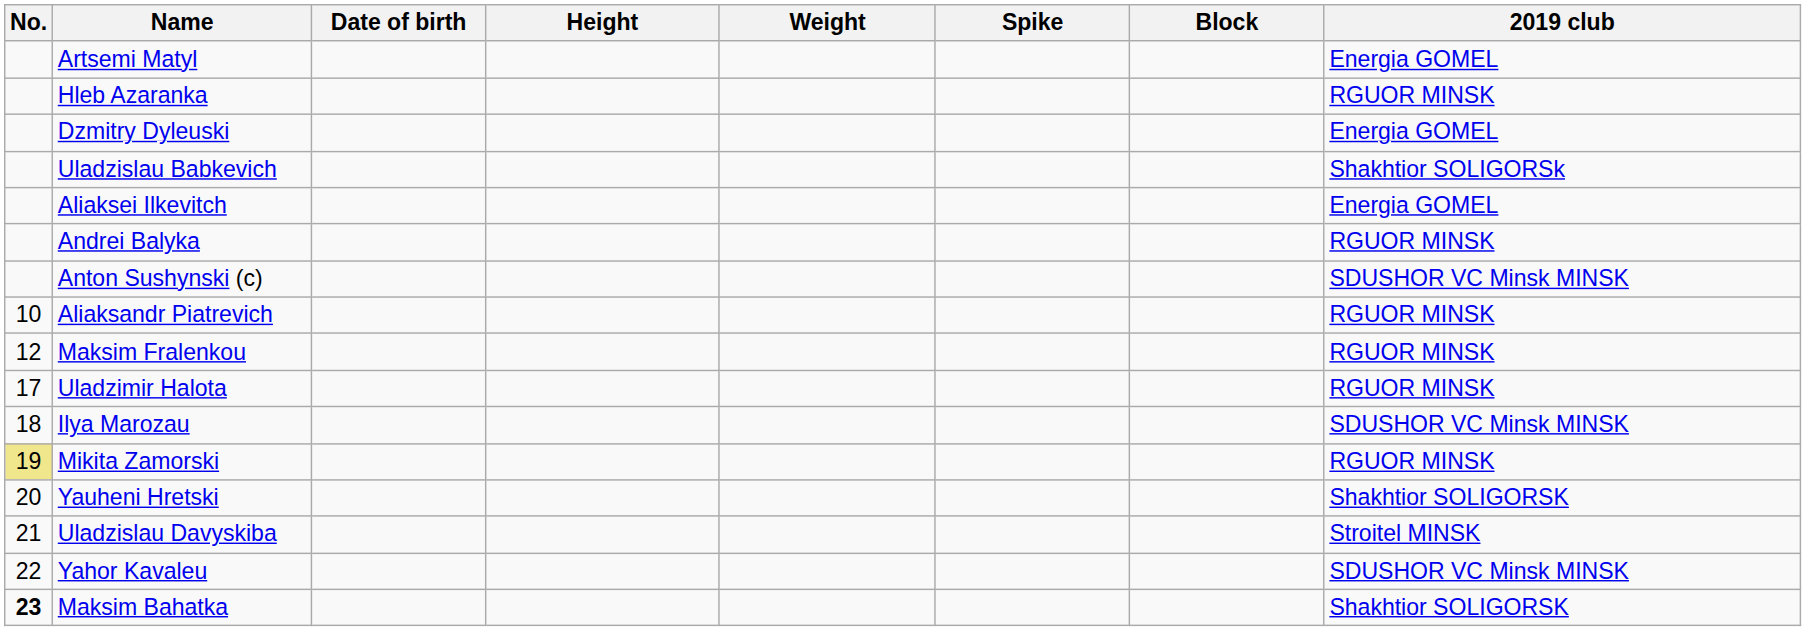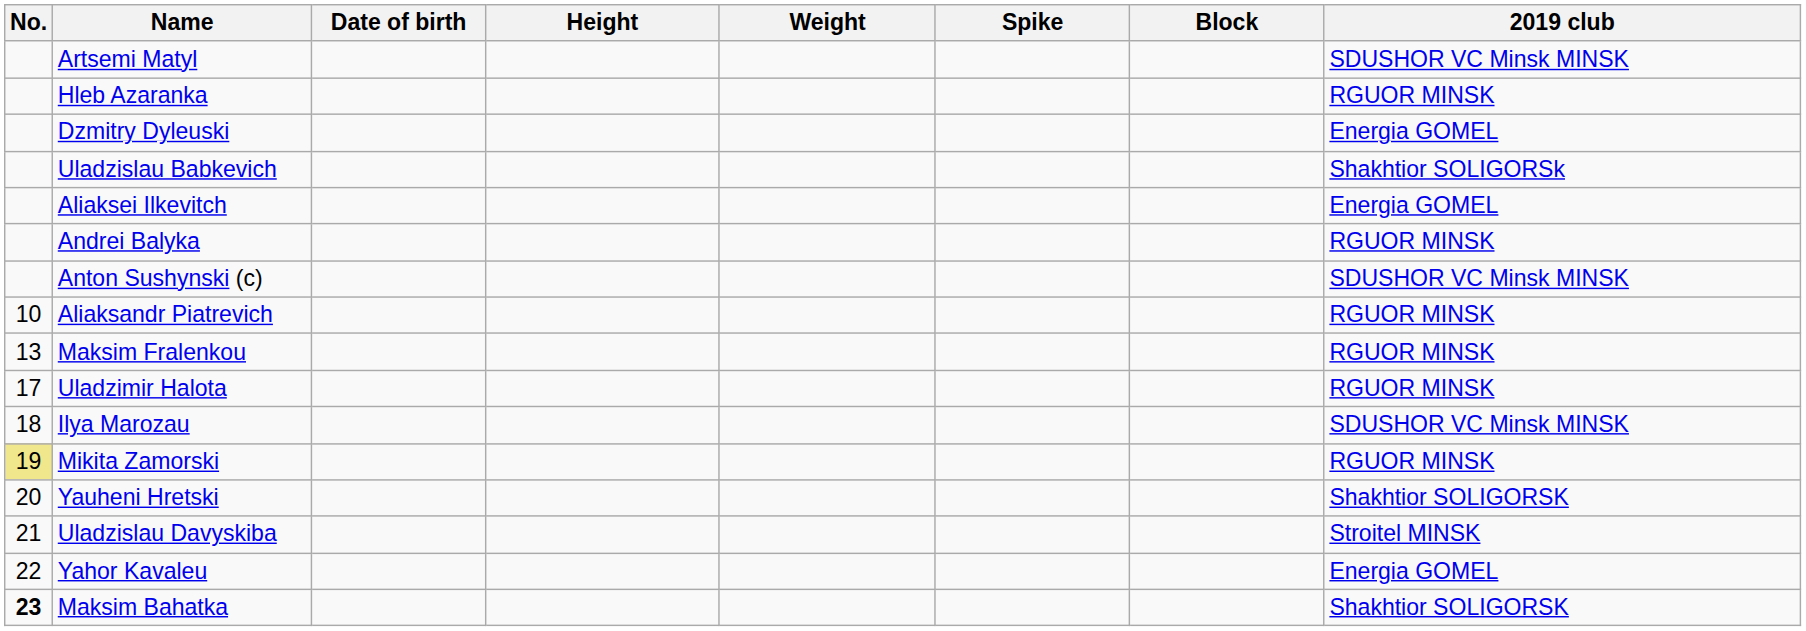(1414, 59) Energia GOMEL -> (1479, 59) SDUSHOR VC Minsk MINSK
(29, 351) 12 -> (29, 351) 13
(1479, 570) SDUSHOR VC Minsk MINSK -> (1414, 570) Energia GOMEL
